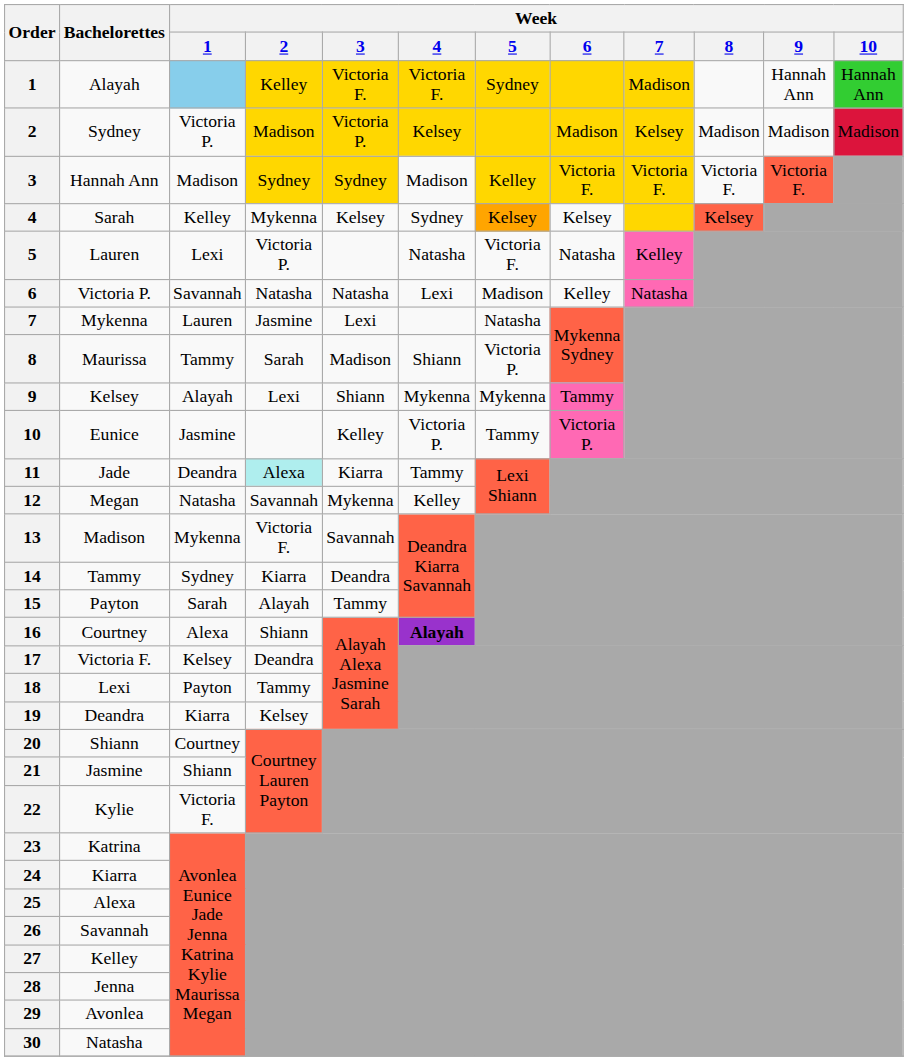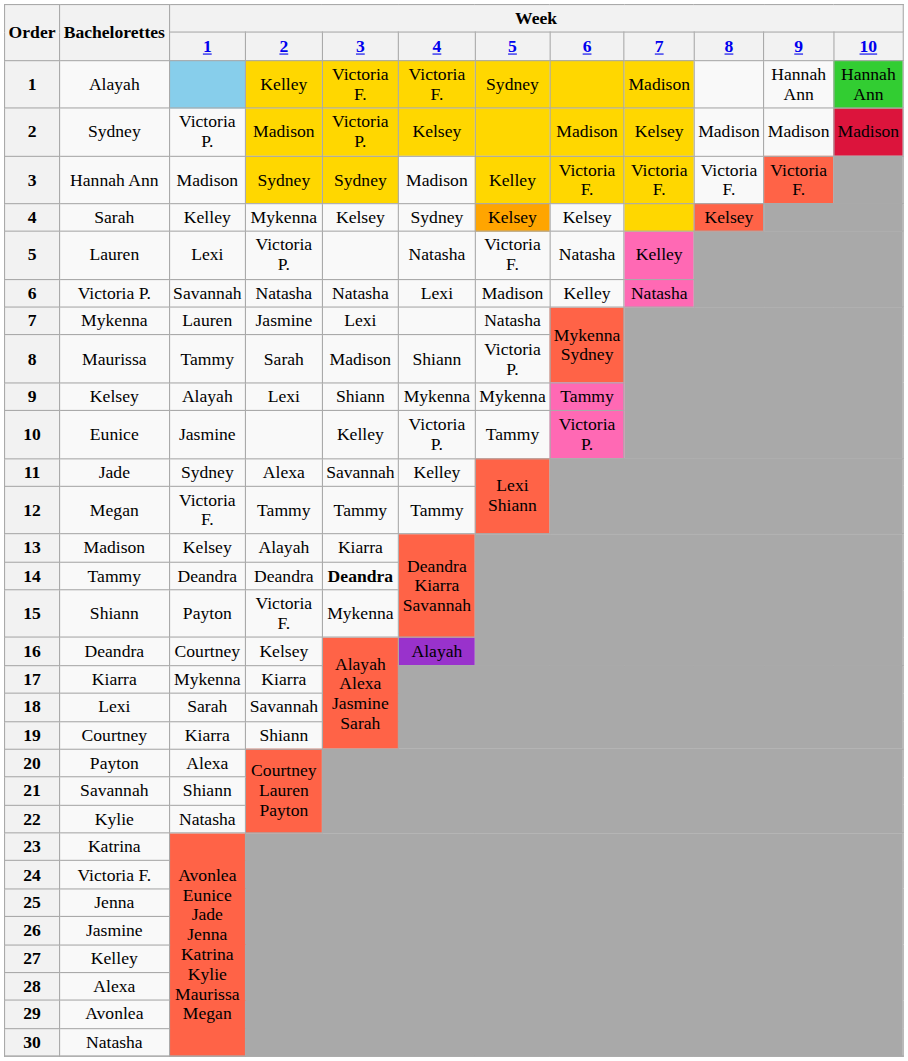(207, 472) Deandra -> (207, 472) Sydney
(284, 472) paleturquoise background -> (284, 472) no background
(360, 472) Kiarra -> (360, 472) Savannah
(437, 472) Tammy -> (437, 472) Kelley
(207, 500) Natasha -> (207, 510) Victoria F.
(284, 500) Savannah -> (284, 510) Tammy
(360, 500) Mykenna -> (360, 510) Tammy
(437, 500) Kelley -> (437, 510) Tammy
(207, 537) Mykenna -> (207, 547) Kelsey
(284, 537) Victoria F. -> (284, 547) Alayah
(360, 537) Savannah -> (360, 547) Kiarra
(207, 575) Sydney -> (207, 575) Deandra
(284, 575) Kiarra -> (284, 575) Deandra
(360, 575) normal -> (360, 575) bold
(114, 603) Payton -> (114, 613) Shiann
(207, 603) Sarah -> (207, 613) Payton
(284, 603) Alayah -> (284, 613) Victoria F.
(360, 603) Tammy -> (360, 613) Mykenna
(114, 631) Courtney -> (114, 651) Deandra
(207, 631) Alexa -> (207, 651) Courtney
(284, 631) Shiann -> (284, 651) Kelsey
(437, 631) bold -> (437, 651) normal
(114, 659) Victoria F. -> (114, 679) Kiarra
(207, 659) Kelsey -> (207, 679) Mykenna
(284, 659) Deandra -> (284, 679) Kiarra
(207, 687) Payton -> (207, 707) Sarah
(284, 687) Tammy -> (284, 707) Savannah
(114, 715) Deandra -> (114, 735) Courtney
(284, 715) Kelsey -> (284, 735) Shiann
(114, 743) Shiann -> (114, 763) Payton
(207, 743) Courtney -> (207, 763) Alexa
(114, 771) Jasmine -> (114, 790) Savannah
(207, 808) Victoria F. -> (207, 818) Natasha
(114, 874) Kiarra -> (114, 874) Victoria F.
(114, 902) Alexa -> (114, 902) Jenna
(114, 930) Savannah -> (114, 930) Jasmine
(114, 986) Jenna -> (114, 986) Alexa
